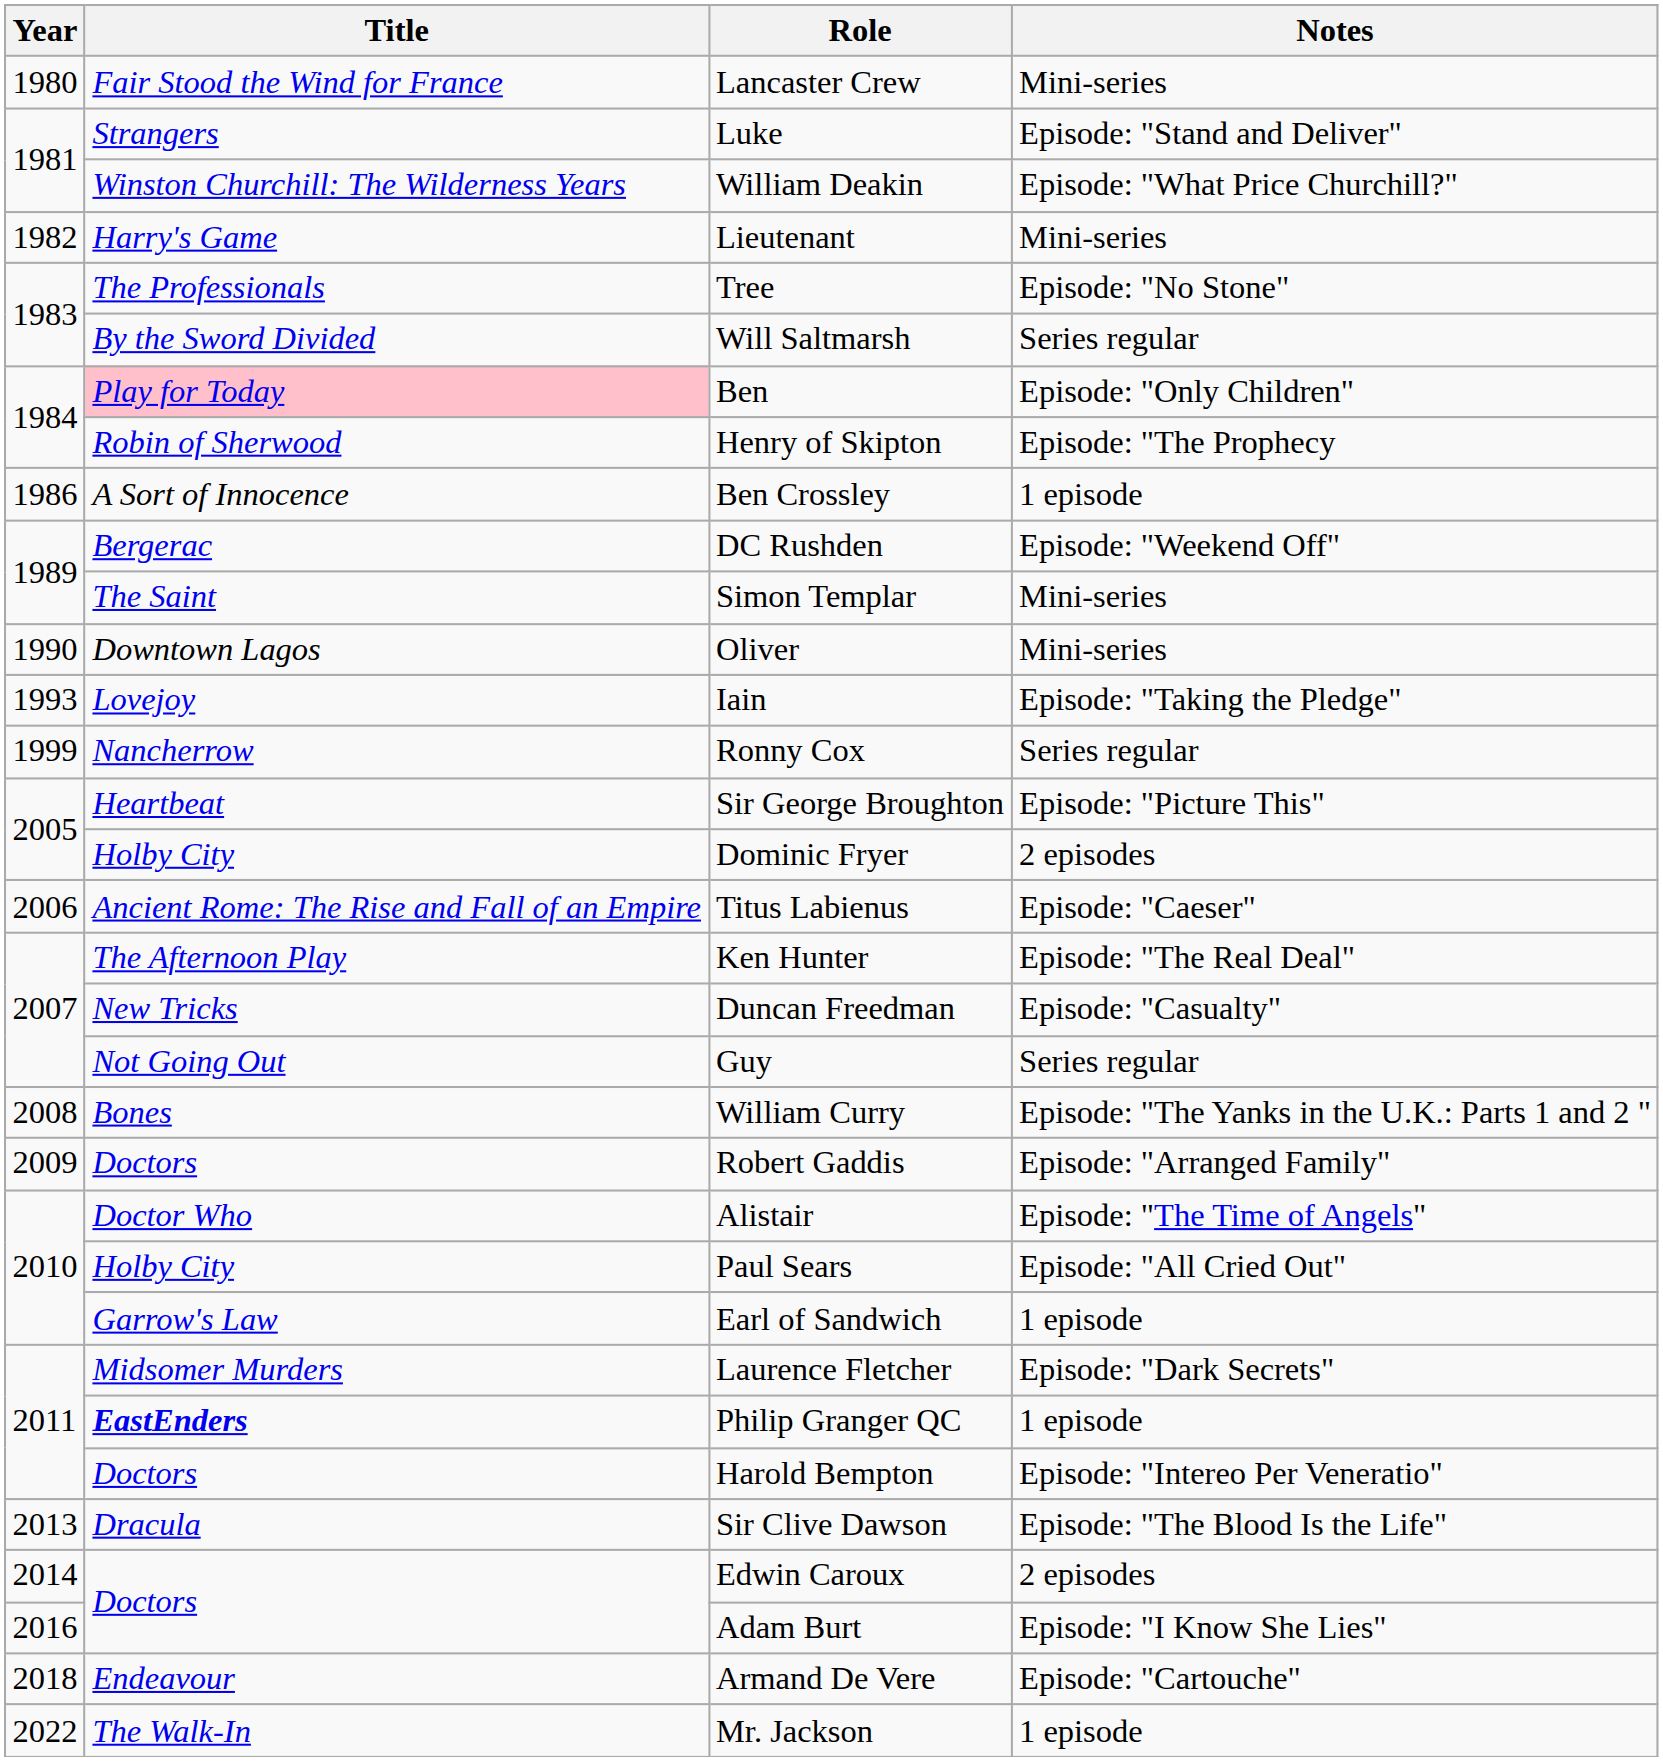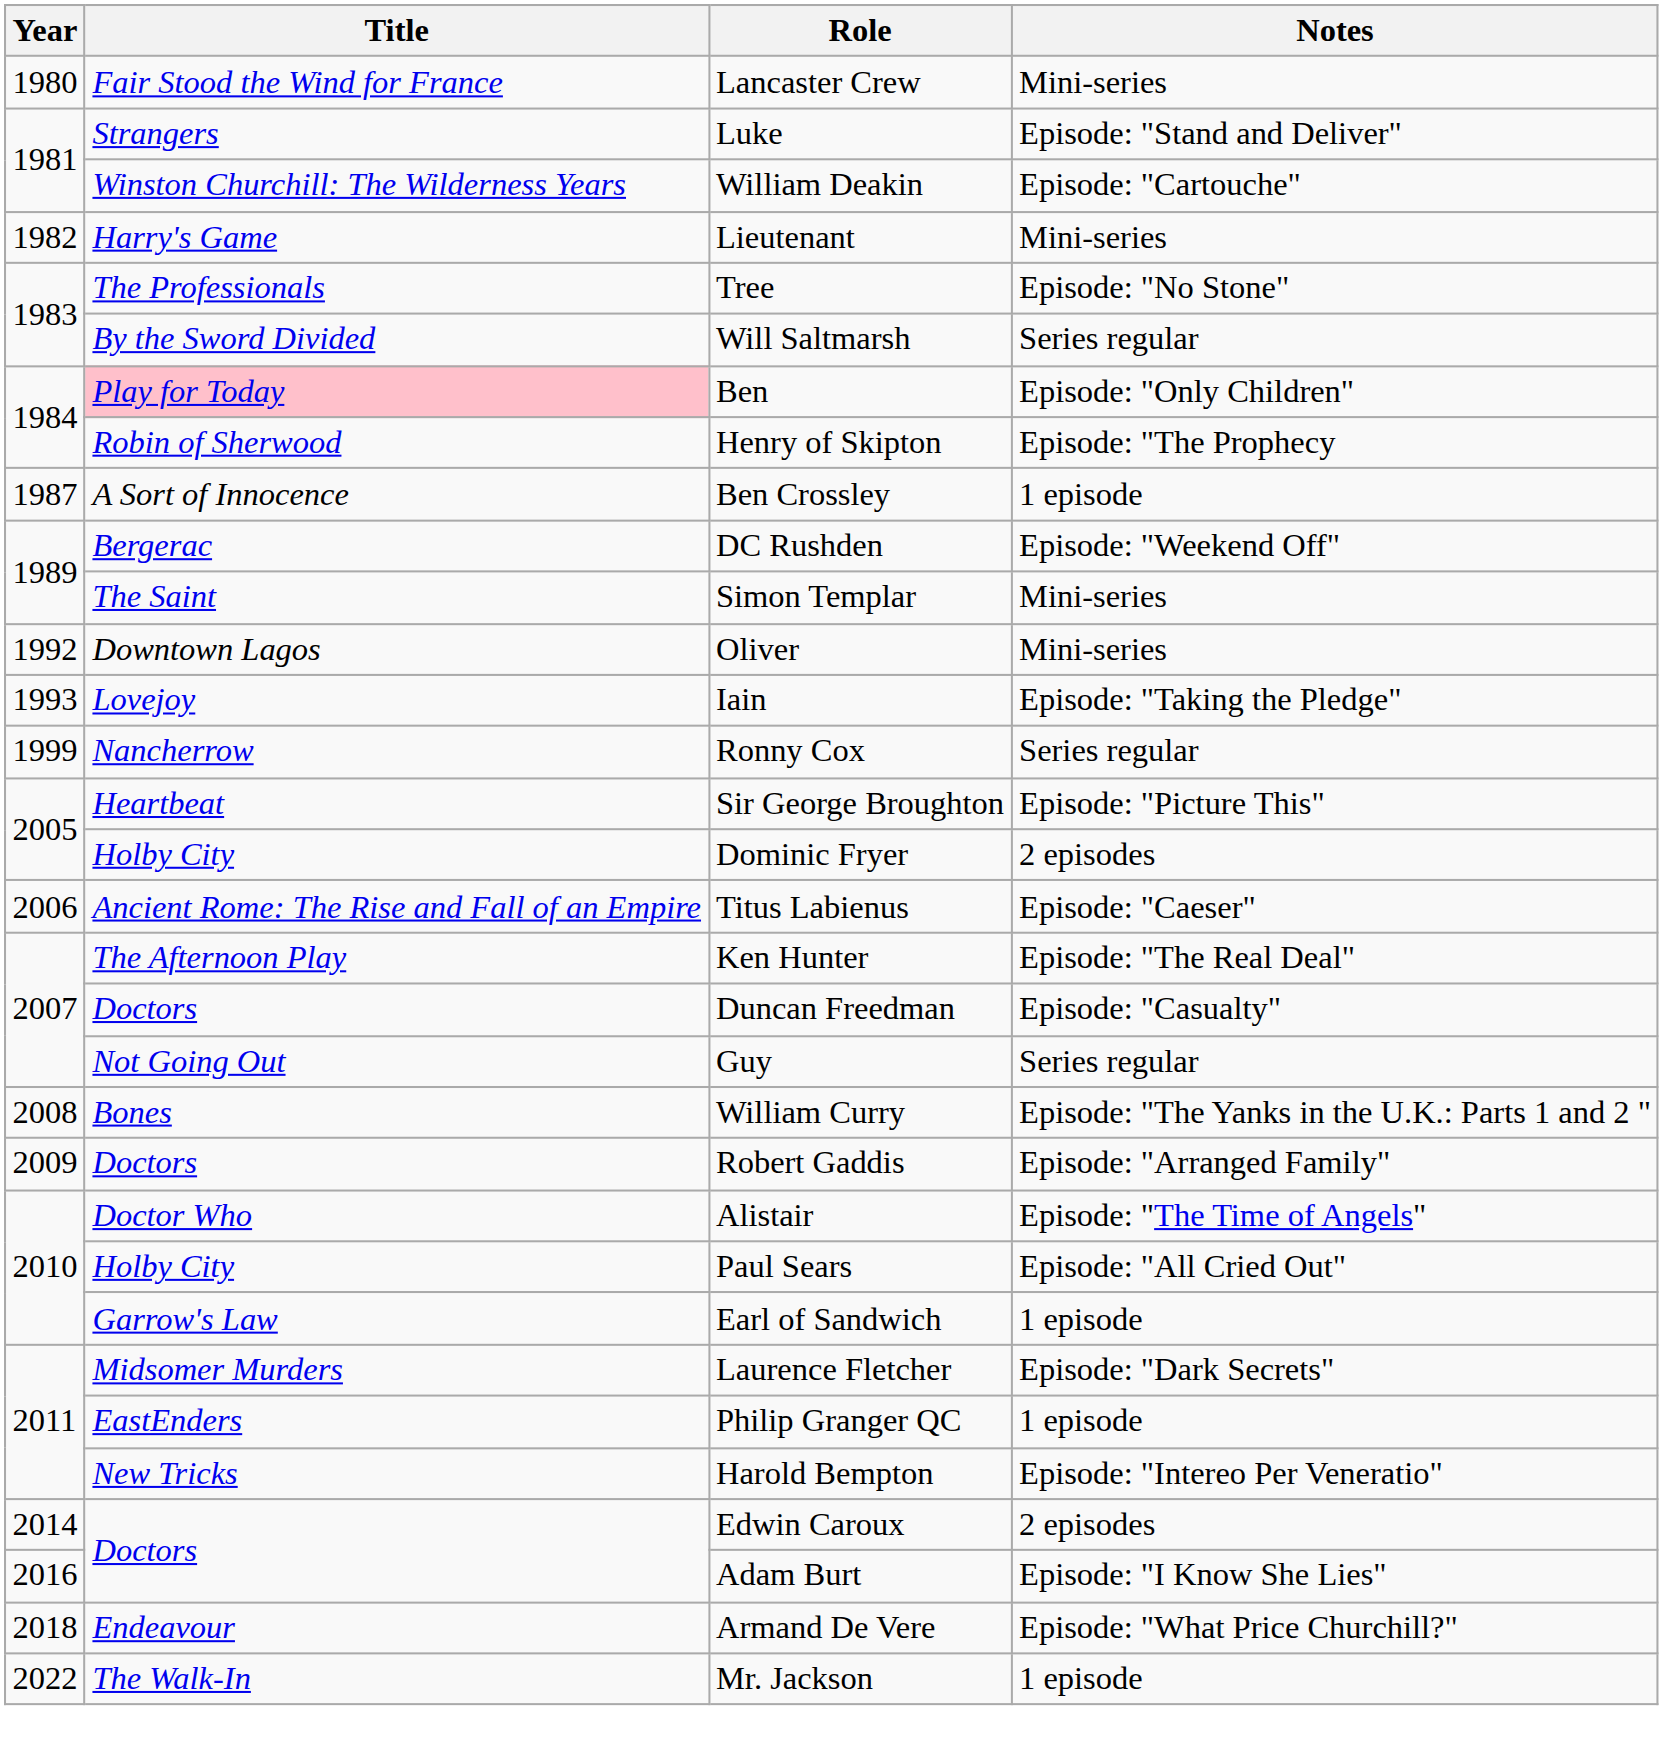(1238, 184) Episode: "What Price Churchill?" -> (1160, 184) Episode: "Cartouche"
(45, 493) 1986 -> (45, 493) 1987
(45, 648) 1990 -> (45, 648) 1992
(165, 1008) New Tricks -> (145, 1008) Doctors
(170, 1421) bold -> (167, 1421) normal
(145, 1472) Doctors -> (165, 1472) New Tricks
- row: (831, 1524)
(1160, 1678) Episode: "Cartouche" -> (1238, 1627) Episode: "What Price Churchill?"
